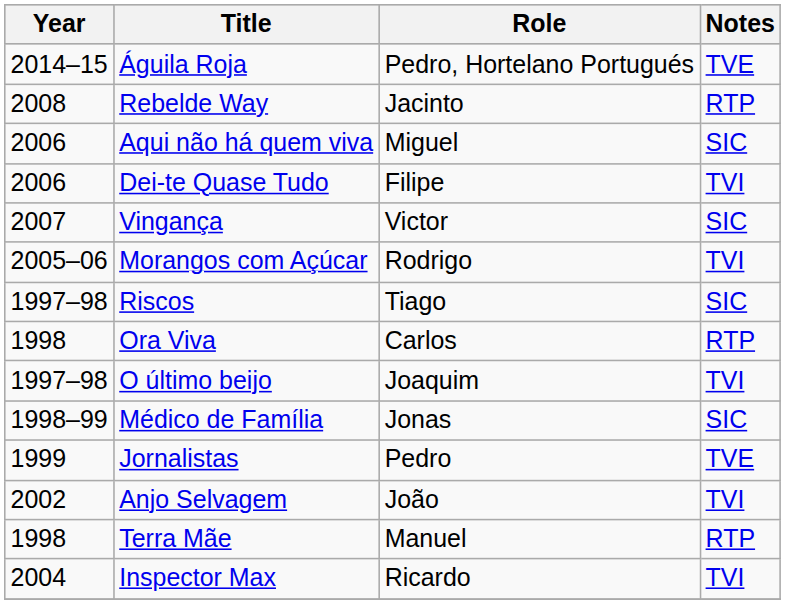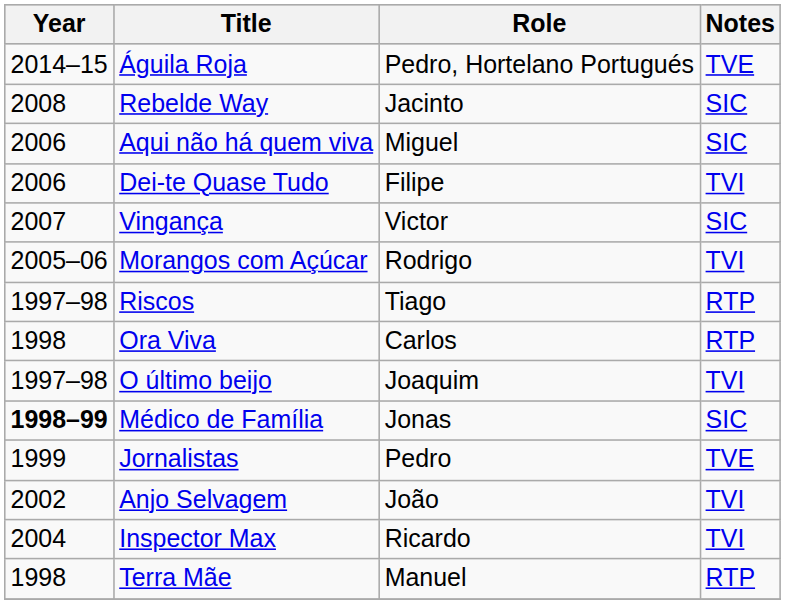(730, 103) RTP -> (726, 103) SIC
(726, 301) SIC -> (730, 301) RTP
(59, 420) normal -> (59, 420) bold
rows swapped: (198, 578) <-> (175, 538)
